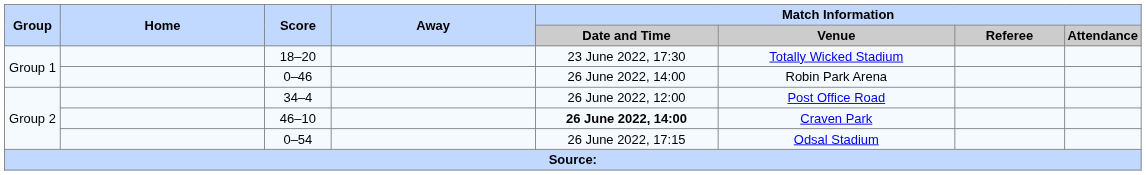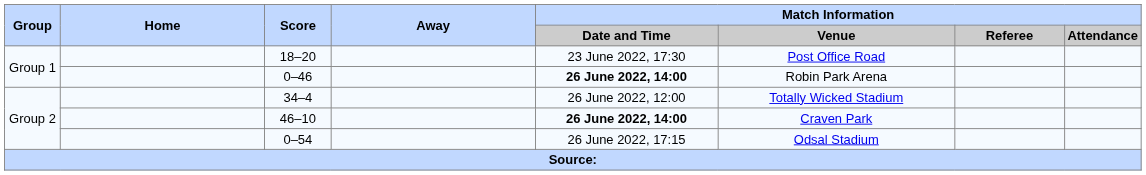(836, 56) Totally Wicked Stadium -> (836, 56) Post Office Road
(627, 77) normal -> (627, 77) bold
(836, 98) Post Office Road -> (836, 98) Totally Wicked Stadium
